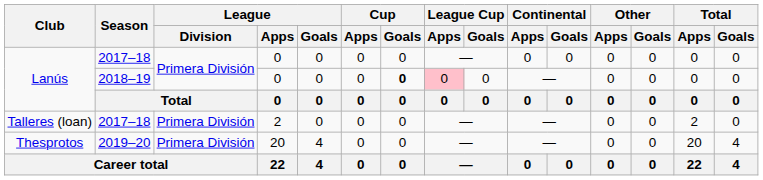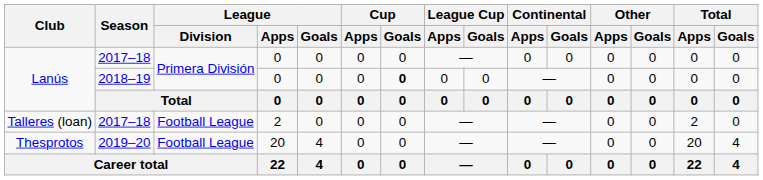(444, 79) pink background -> (444, 79) no background
(206, 121) Primera División -> (206, 121) Football League
(206, 143) Primera División -> (206, 143) Football League
